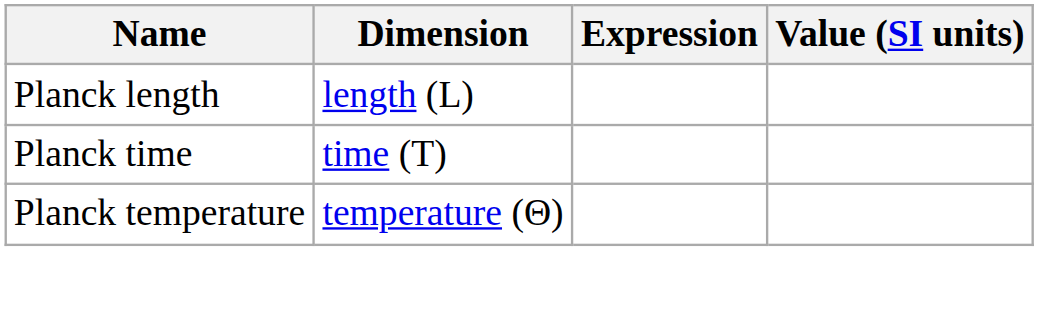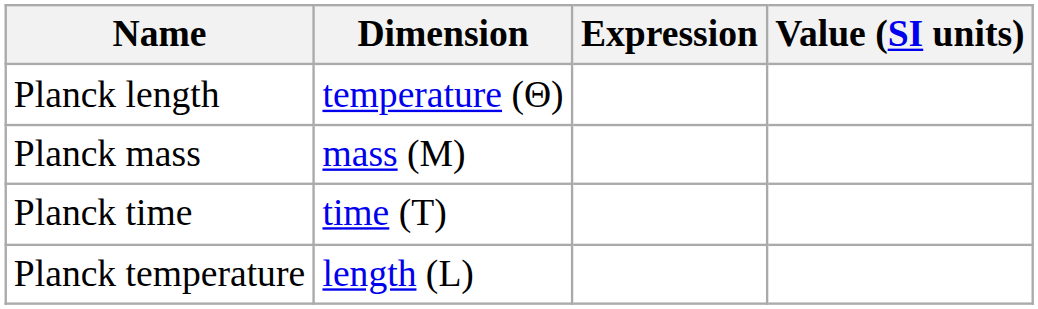(398, 93) length (L) -> (443, 93) temperature (Θ)
+ row: (107, 153)
(443, 213) temperature (Θ) -> (398, 272) length (L)
